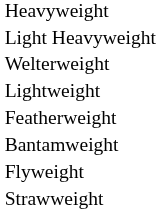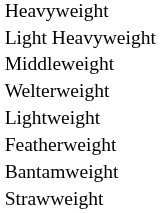+ row: (59, 64)
- row: (44, 171)
